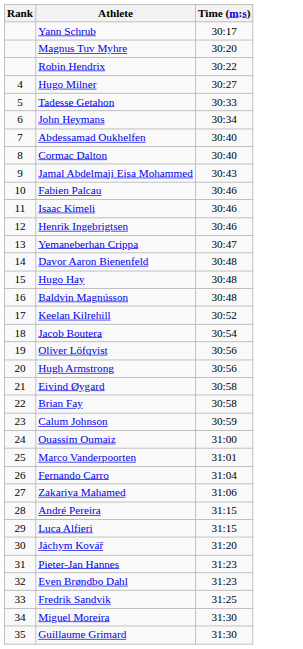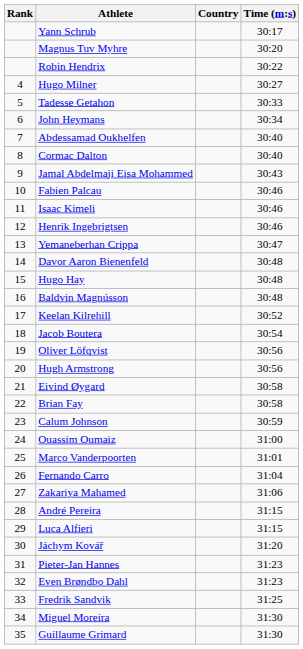+ column: (218, 13)
